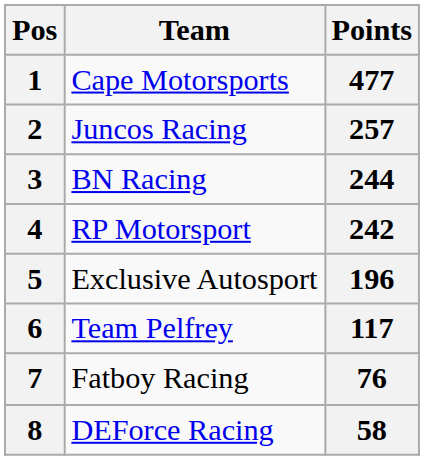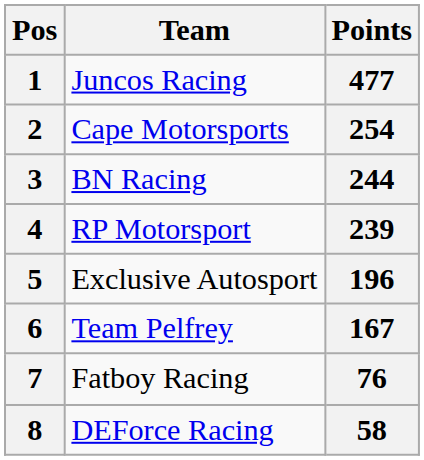(180, 79) Cape Motorsports -> (159, 79) Juncos Racing
(159, 129) Juncos Racing -> (180, 129) Cape Motorsports
(372, 129) 257 -> (372, 129) 254
(372, 229) 242 -> (372, 229) 239
(372, 328) 117 -> (372, 328) 167
